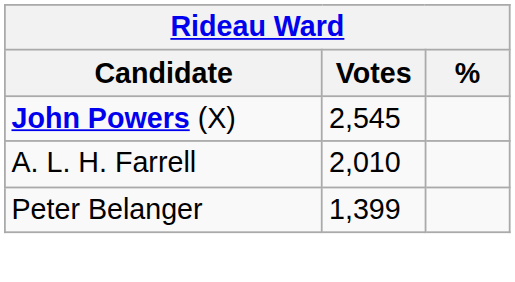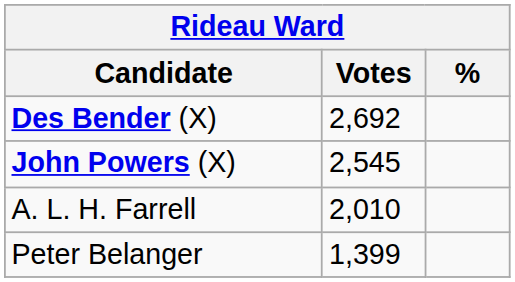+ row: (114, 118)
